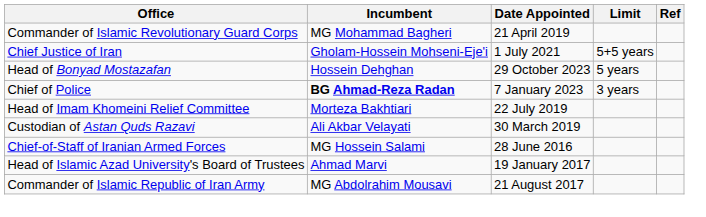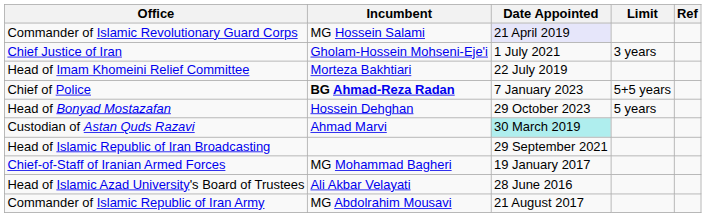(381, 32) MG Mohammad Bagheri -> (368, 32) MG Hossein Salami
(532, 32) no background -> (532, 32) lavender background
(625, 51) 5+5 years -> (635, 51) 3 years
rows swapped: (89, 70) <-> (128, 108)
(618, 89) 3 years -> (642, 89) 5+5 years
(361, 127) Ali Akbar Velayati -> (349, 127) Ahmad Marvi
(537, 127) no background -> (537, 127) paleturquoise background
+ row: (139, 146)
(368, 146) MG Hossein Salami -> (381, 165) MG Mohammad Bagheri
(533, 146) 28 June 2016 -> (542, 165) 19 January 2017
(349, 165) Ahmad Marvi -> (361, 184) Ali Akbar Velayati
(542, 165) 19 January 2017 -> (533, 184) 28 June 2016
